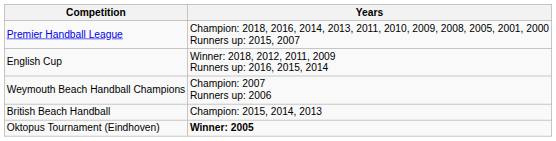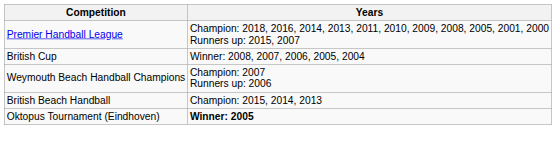- row: (34, 62)
+ row: (32, 56)
